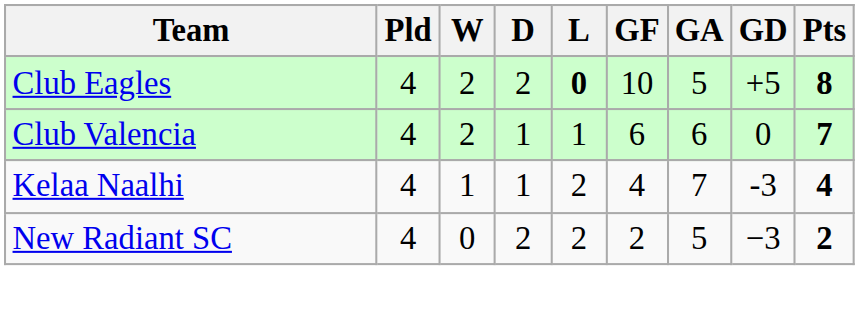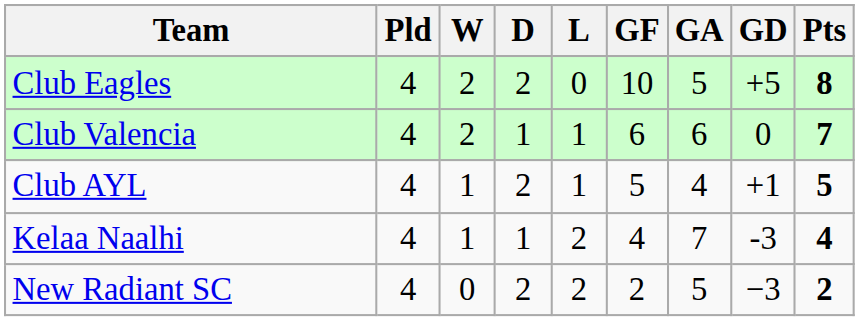(579, 82) bold -> (579, 82) normal
+ row: (80, 185)
